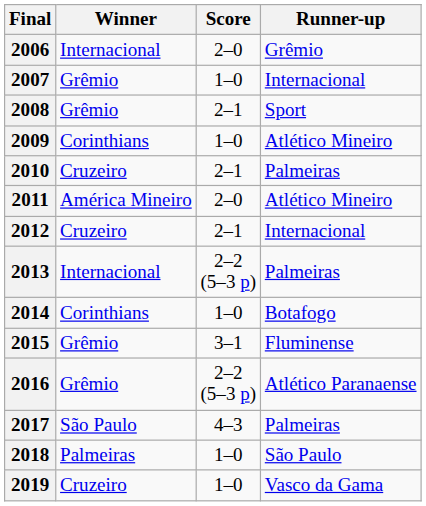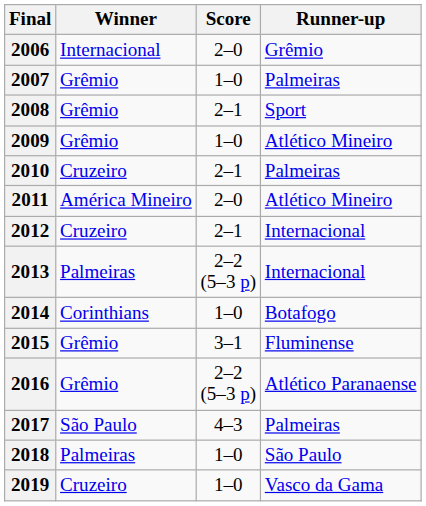(315, 79) Internacional -> (302, 79) Palmeiras
(105, 140) Corinthians -> (89, 140) Grêmio
(110, 271) Internacional -> (98, 271) Palmeiras
(302, 271) Palmeiras -> (315, 271) Internacional
